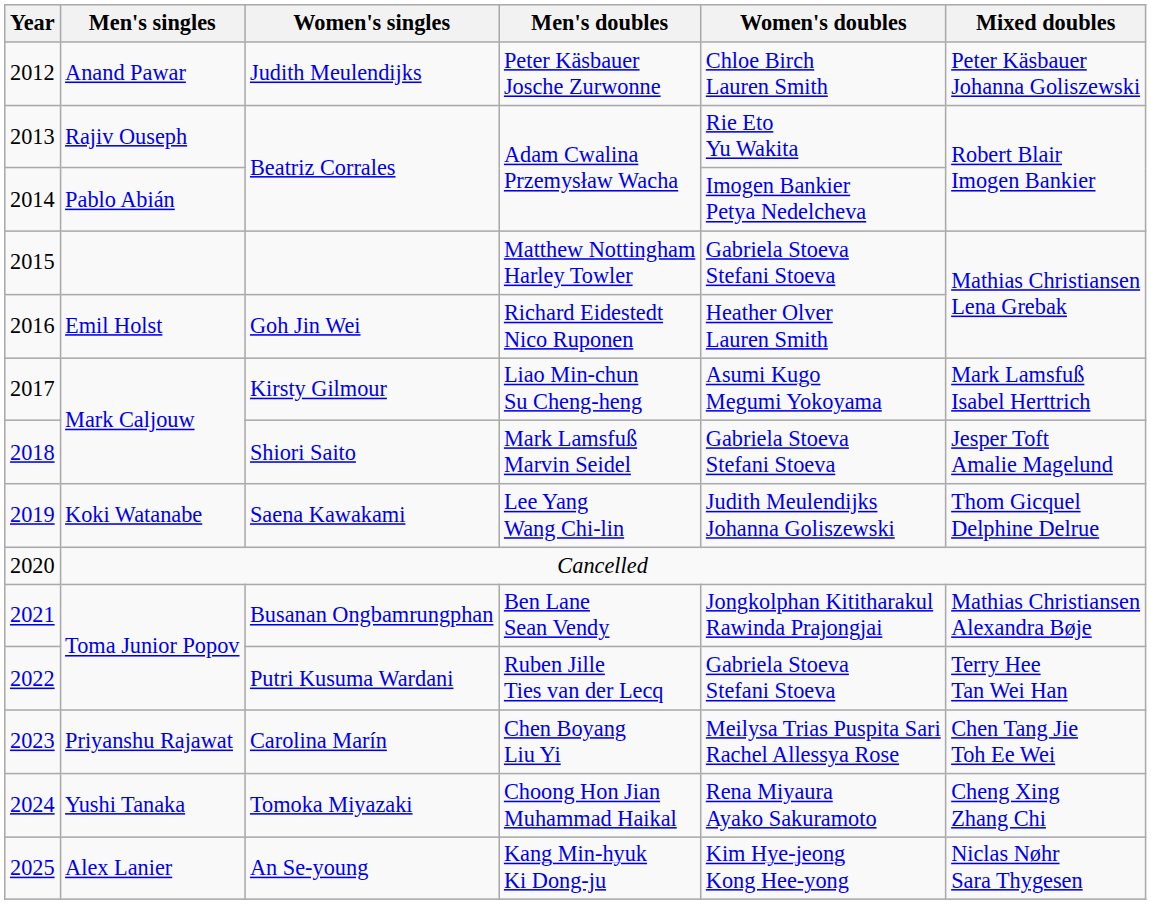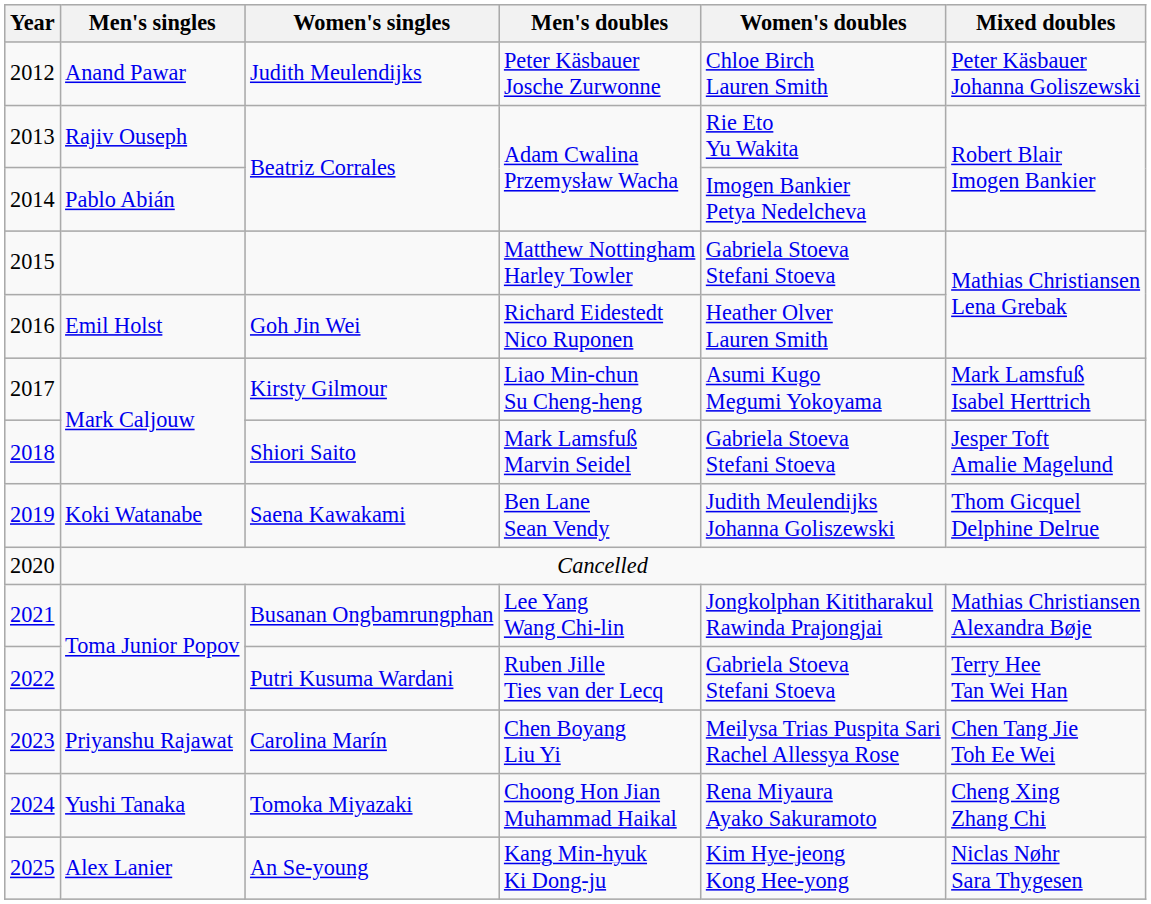(564, 515) Lee Yang Wang Chi-lin -> (557, 515) Ben Lane Sean Vendy
(557, 615) Ben Lane Sean Vendy -> (564, 615) Lee Yang Wang Chi-lin
